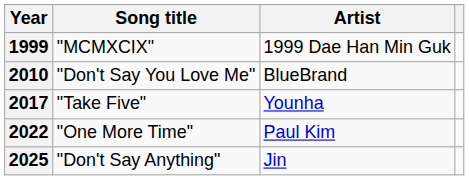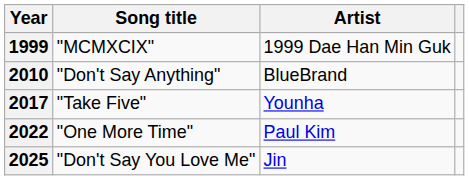(156, 75) "Don't Say You Love Me" -> (139, 75) "Don't Say Anything"
(139, 160) "Don't Say Anything" -> (156, 160) "Don't Say You Love Me"
